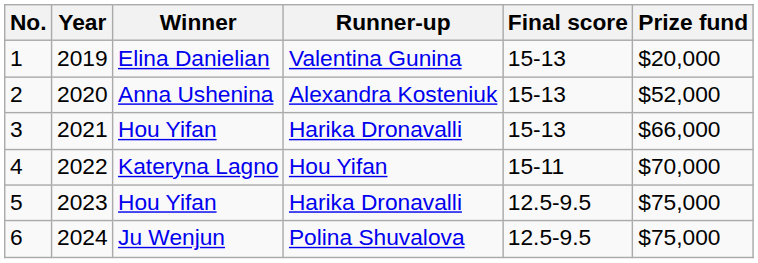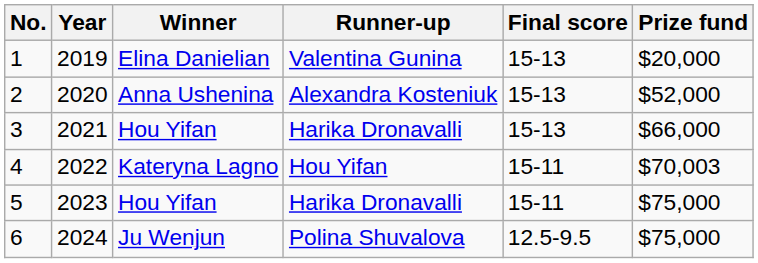(679, 166) $70,000 -> (679, 166) $70,003
(550, 202) 12.5-9.5 -> (536, 202) 15-11
